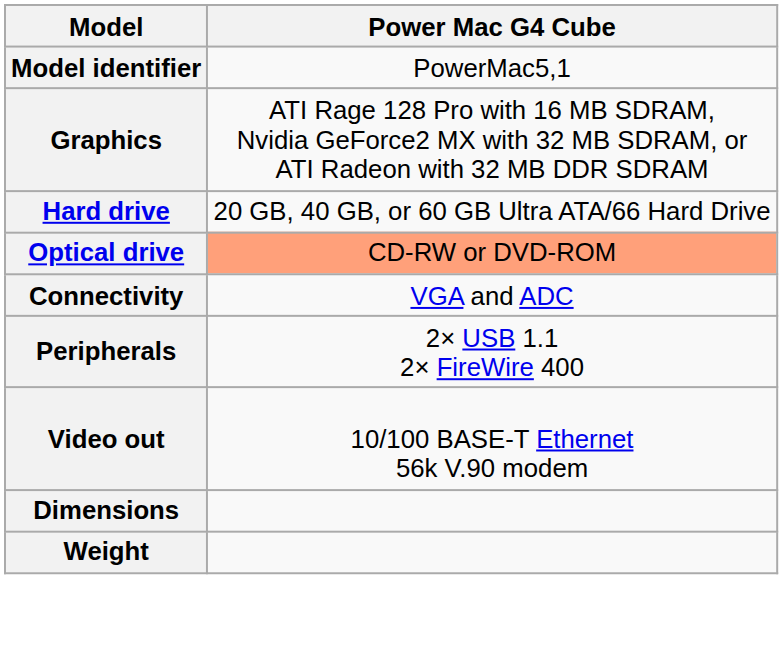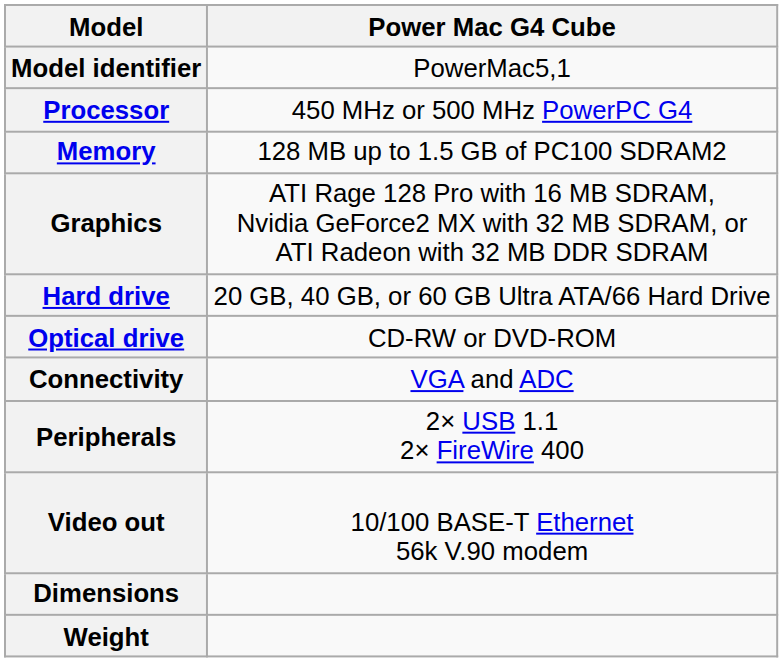+ row: (106, 110)
+ row: (106, 152)
(492, 253) lightsalmon background -> (492, 337) no background
